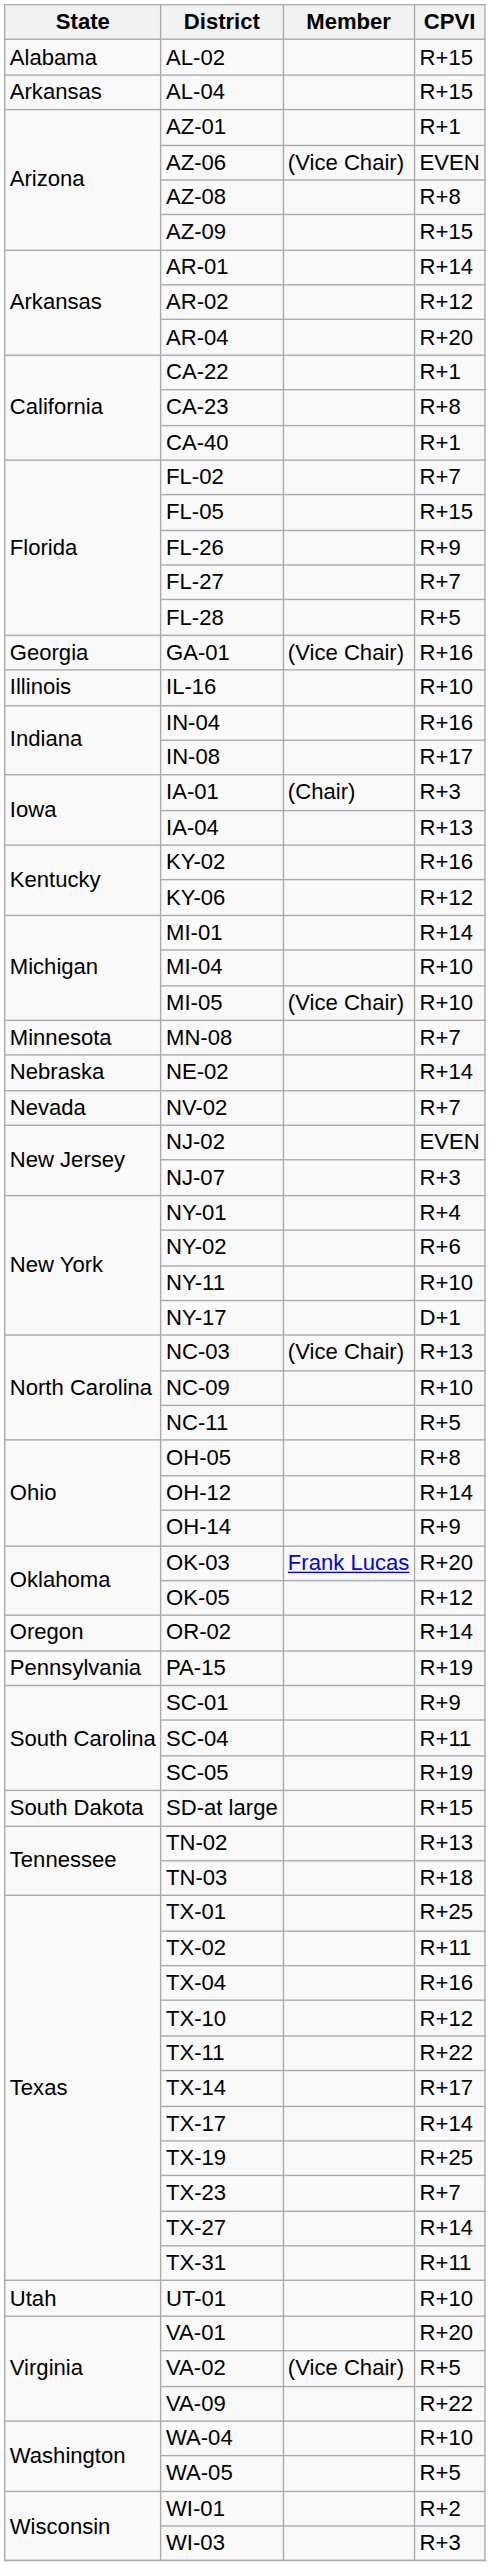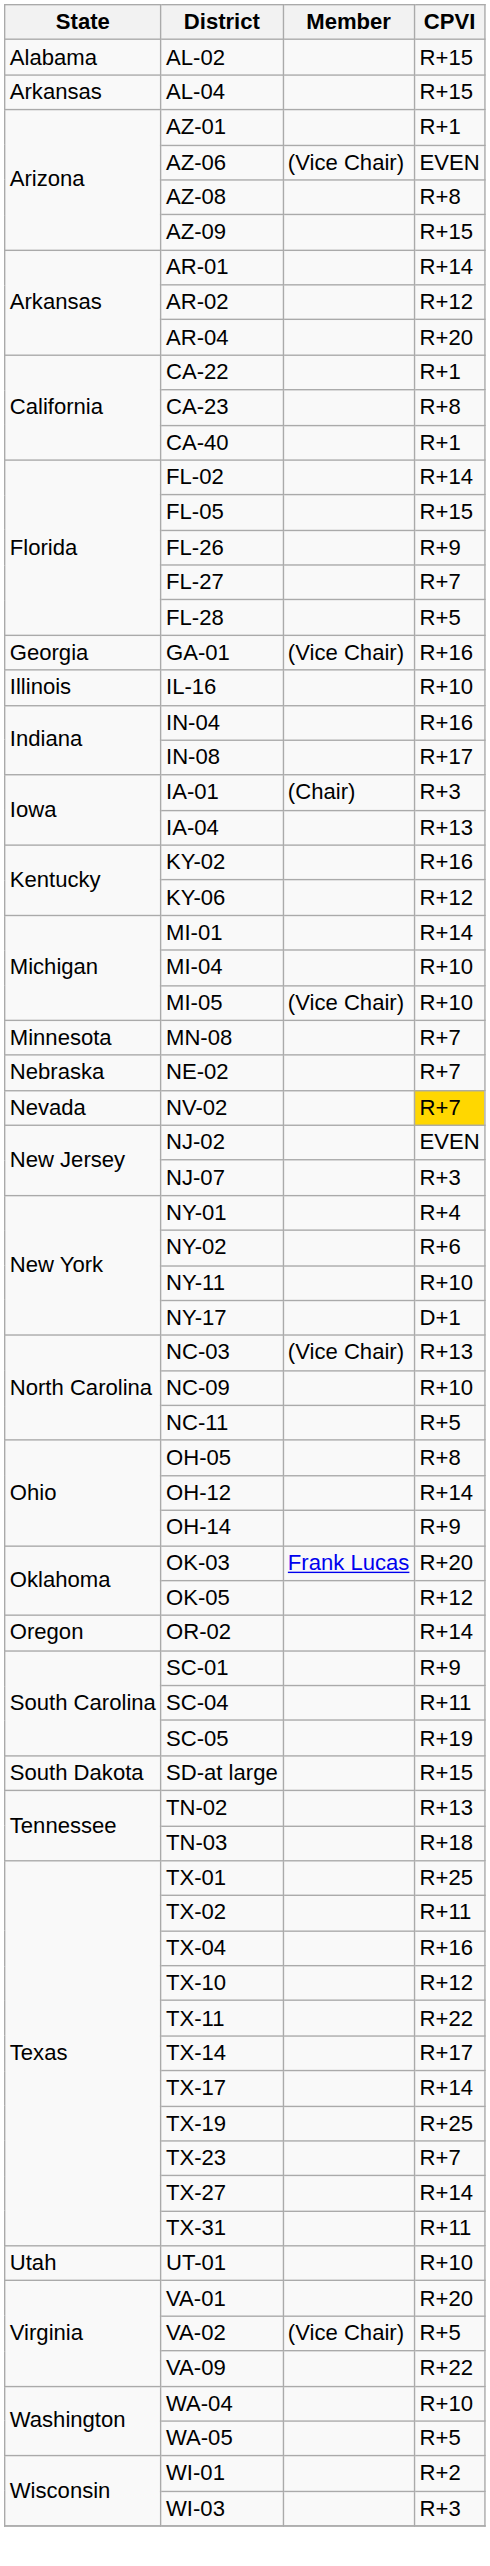(440, 477) R+7 -> (446, 477) R+14
(446, 1072) R+14 -> (440, 1072) R+7
(440, 1107) no background -> (440, 1107) gold background
- row: (196, 1667)
